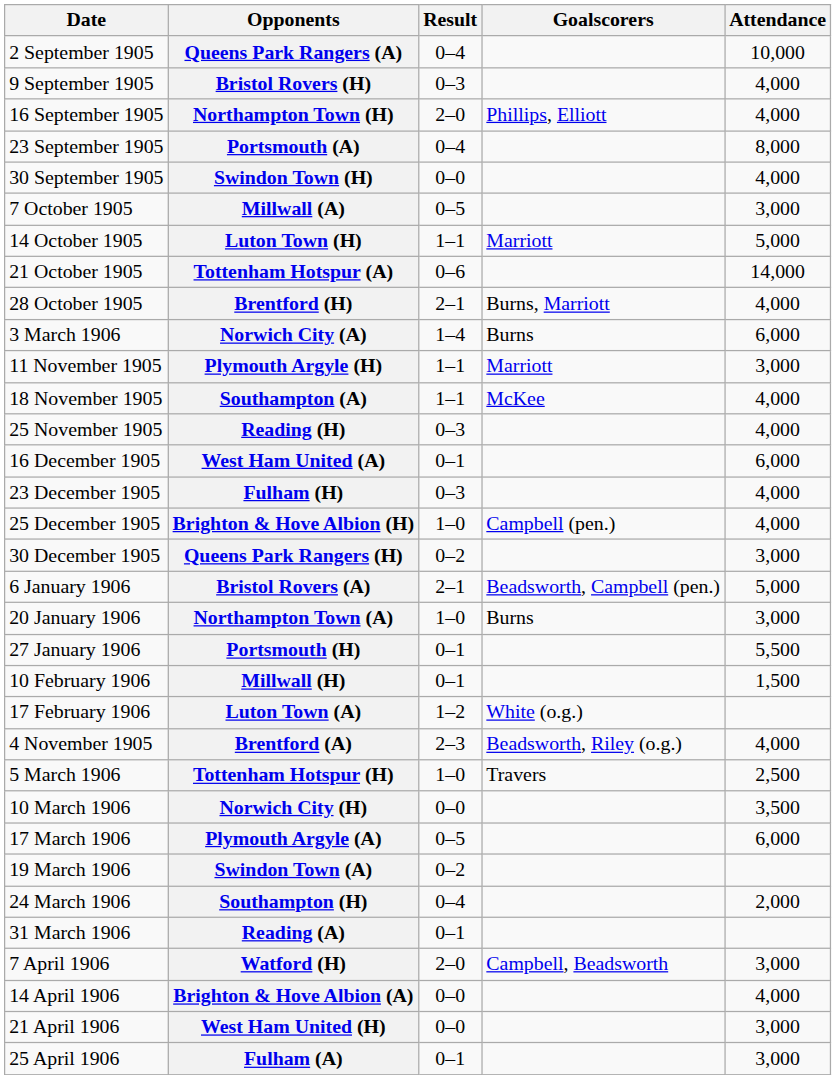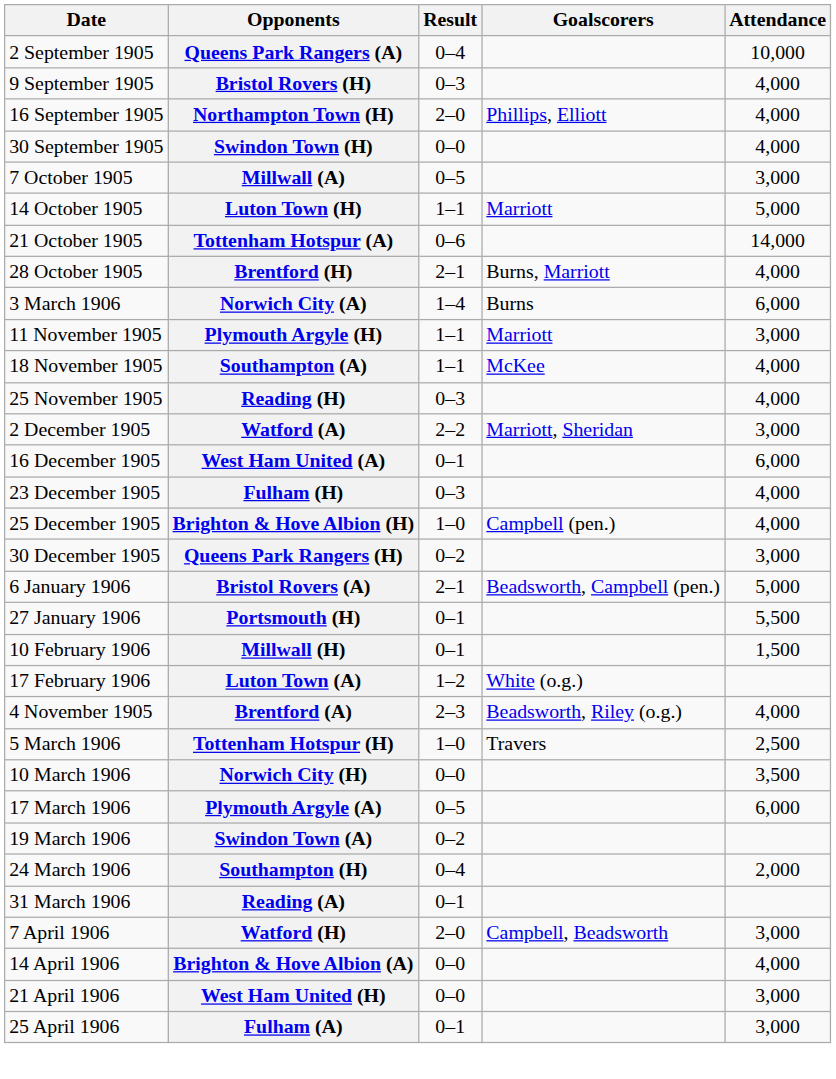- row: (293, 146)
+ row: (293, 429)
- row: (293, 618)
